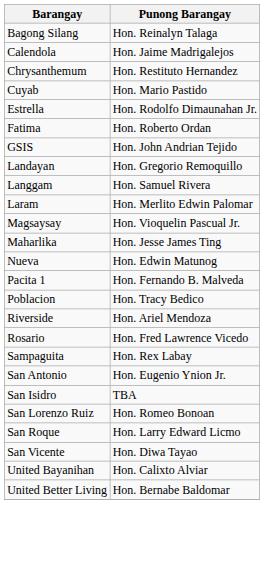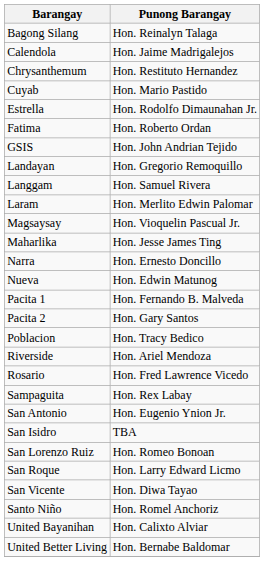+ row: (21, 261)
+ row: (26, 318)
+ row: (34, 508)
